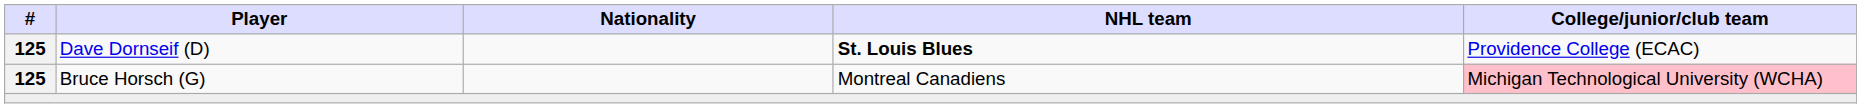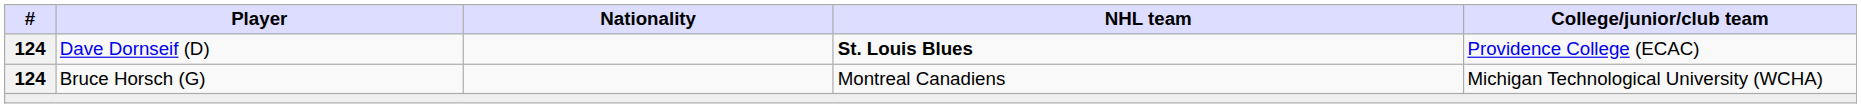(30, 49) 125 -> (30, 49) 124
(30, 78) 125 -> (30, 78) 124
(1645, 78) pink background -> (1645, 78) no background
